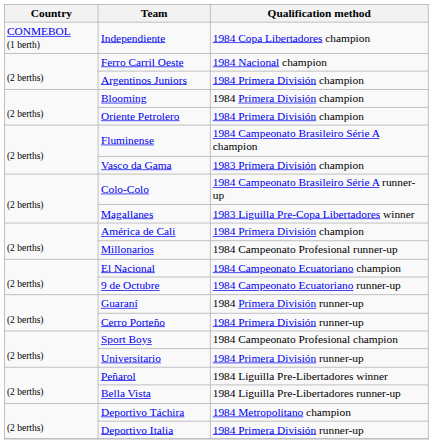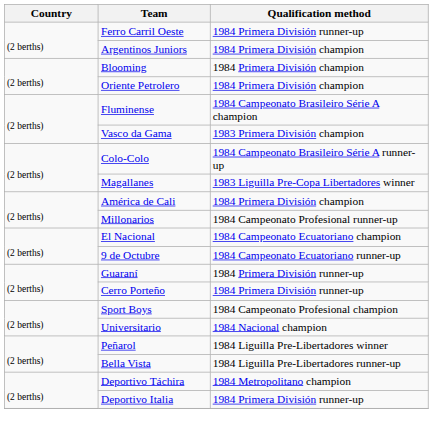- row: (133, 37)
(270, 62) 1984 Nacional champion -> (288, 31) 1984 Primera División runner-up
(288, 358) 1984 Primera División runner-up -> (270, 327) 1984 Nacional champion
